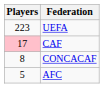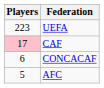(22, 59) 8 -> (22, 59) 6
